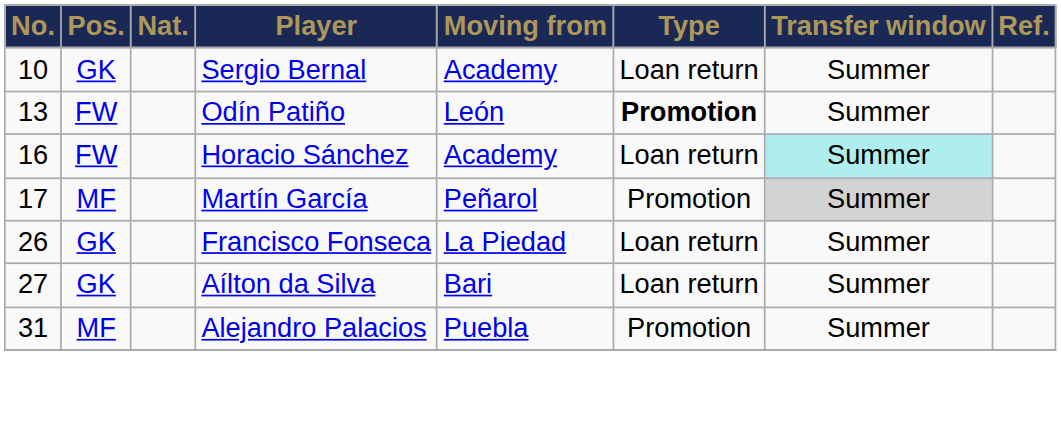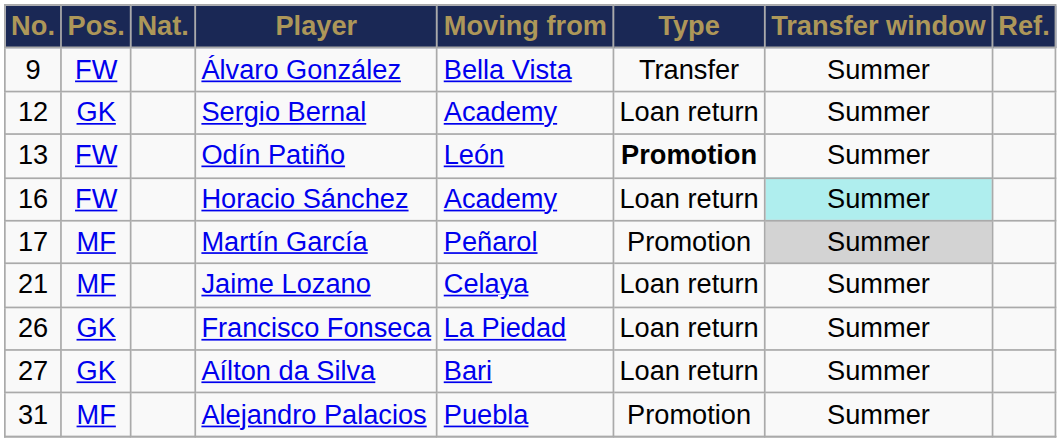+ row: (301, 69)
(33, 69) 10 -> (33, 112) 12
+ row: (286, 284)
